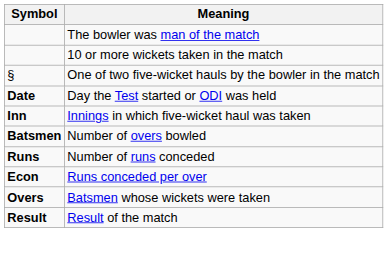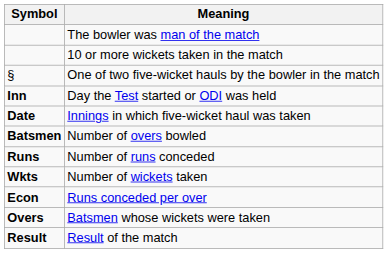(21, 95) Date -> (17, 95) Inn
(17, 116) Inn -> (21, 116) Date
+ row: (137, 177)
